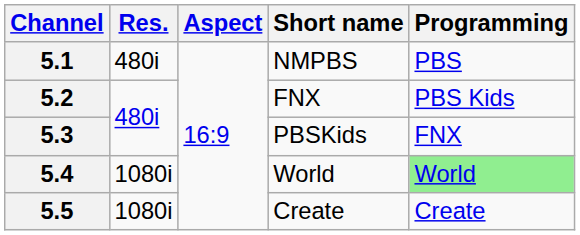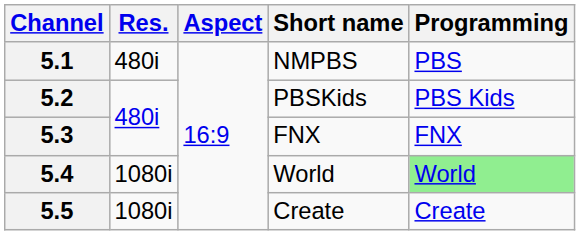(297, 98) FNX -> (320, 98) PBSKids
(320, 135) PBSKids -> (297, 135) FNX
